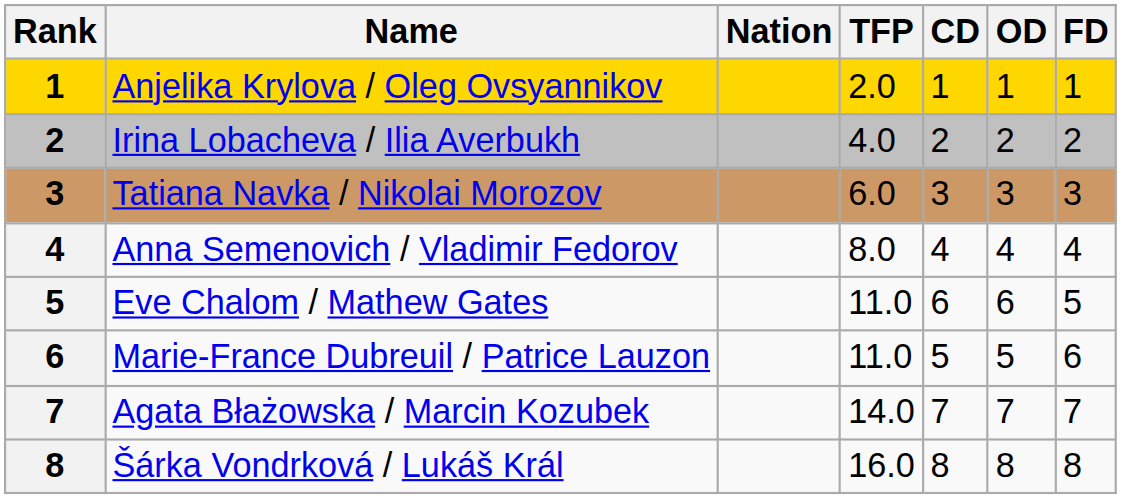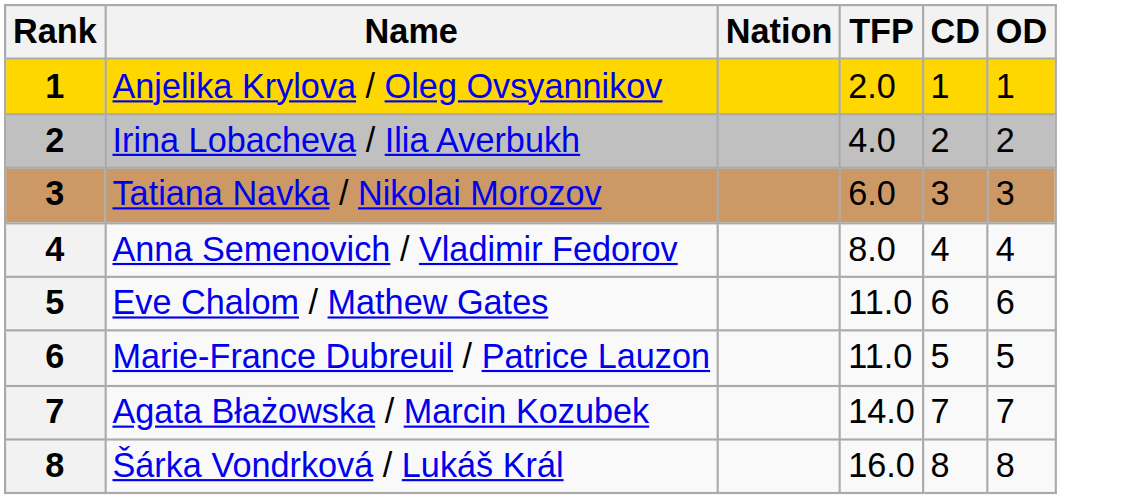- column: (1086, 31)
